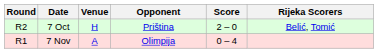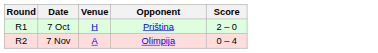- column: (310, 12)
(21, 27) R2 -> (21, 27) R1
(21, 41) R1 -> (21, 41) R2
